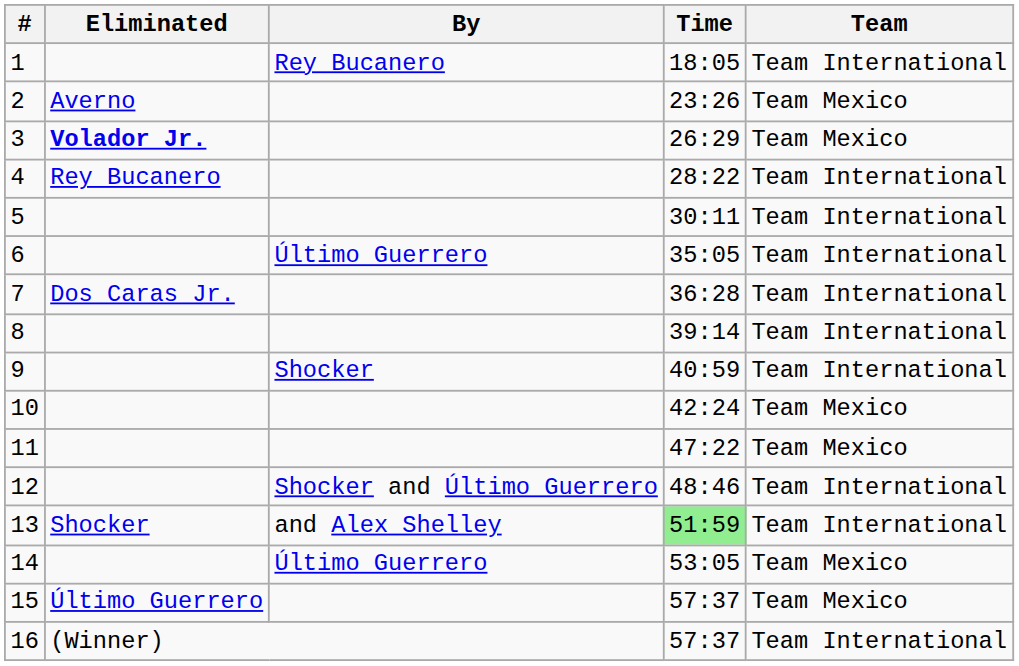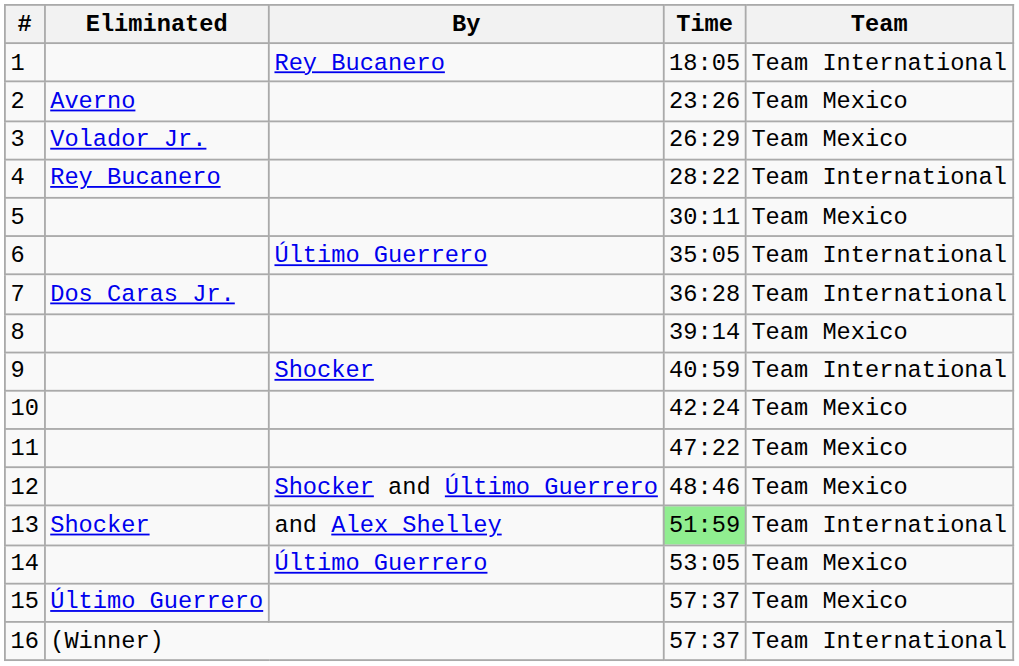(128, 140) bold -> (128, 140) normal
(879, 217) Team International -> (829, 217) Team Mexico
(879, 333) Team International -> (829, 333) Team Mexico
(879, 487) Team International -> (829, 487) Team Mexico
